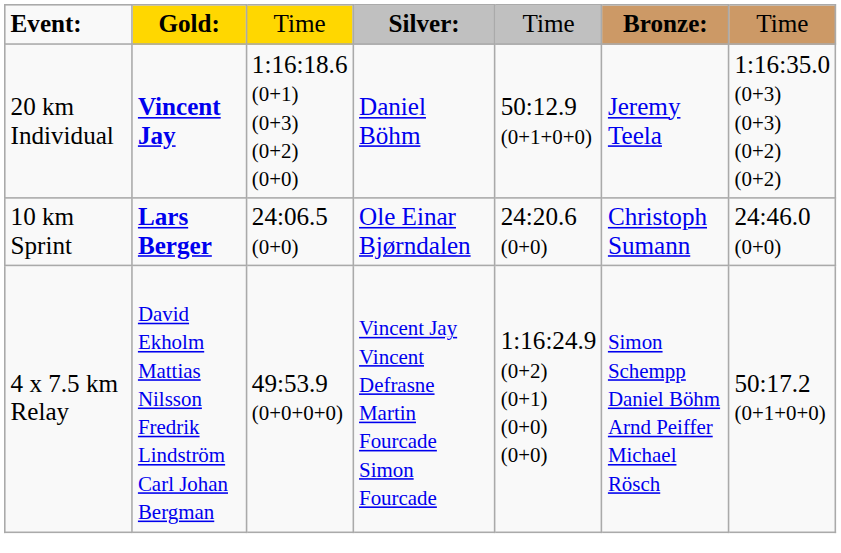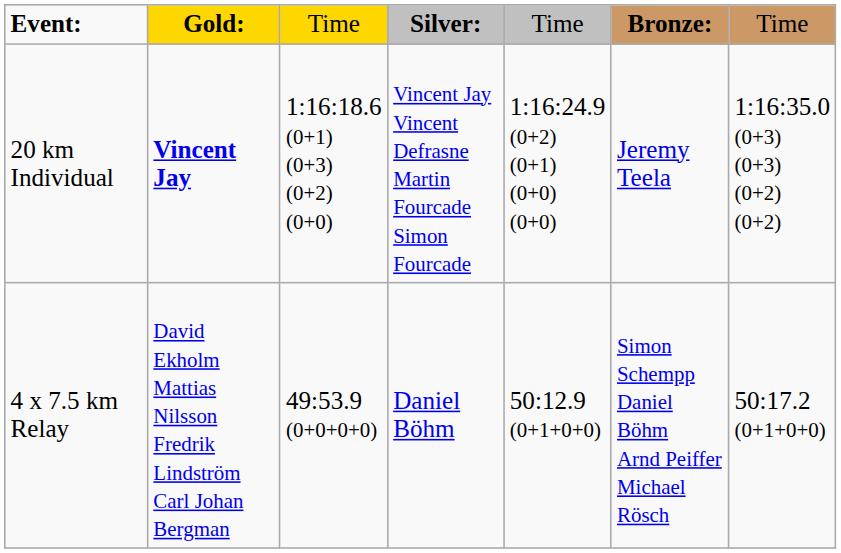(393, 120) Daniel Böhm -> (442, 178) Vincent Jay Vincent Defrasne Martin Fourcade Simon Fourcade
(546, 120) 50:12.9 (0+1+0+0) -> (558, 163) 1:16:24.9 (0+2) (0+1) (0+0) (0+0)
- row: (42, 231)
(408, 413) Vincent Jay Vincent Defrasne Martin Fourcade Simon Fourcade -> (427, 414) Daniel Böhm
(549, 398) 1:16:24.9 (0+2) (0+1) (0+0) (0+0) -> (555, 414) 50:12.9 (0+1+0+0)
